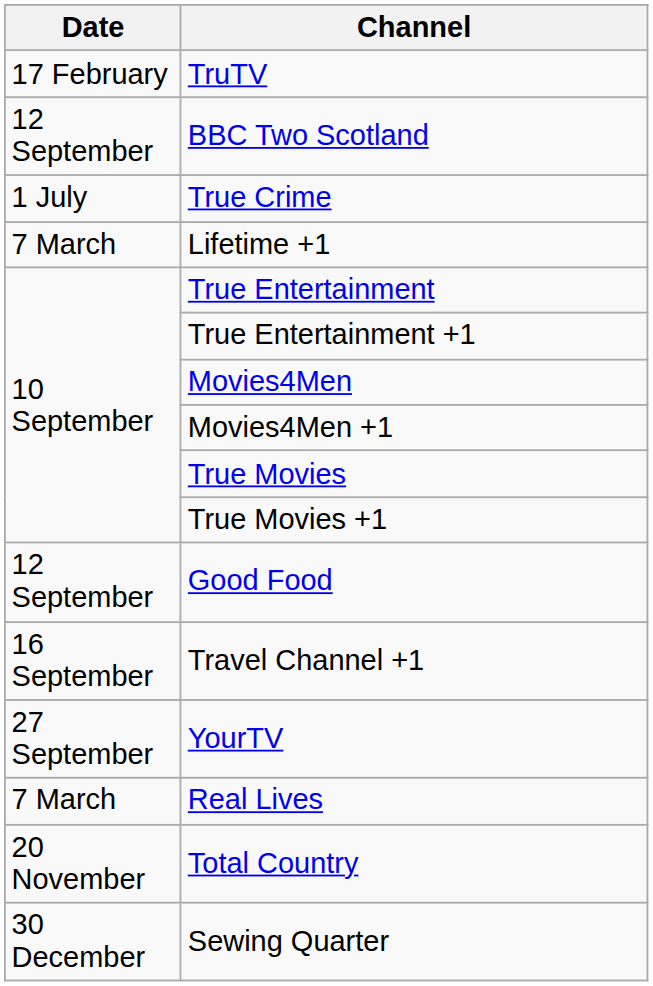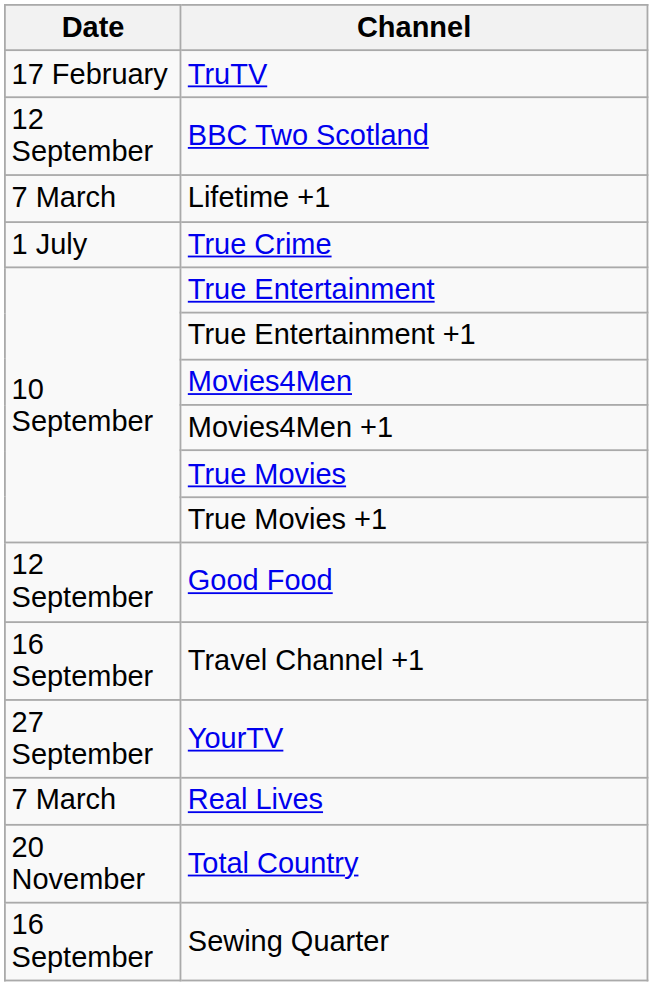rows swapped: (259, 243) <-> (260, 197)
(78, 941) 30 December -> (82, 941) 16 September
